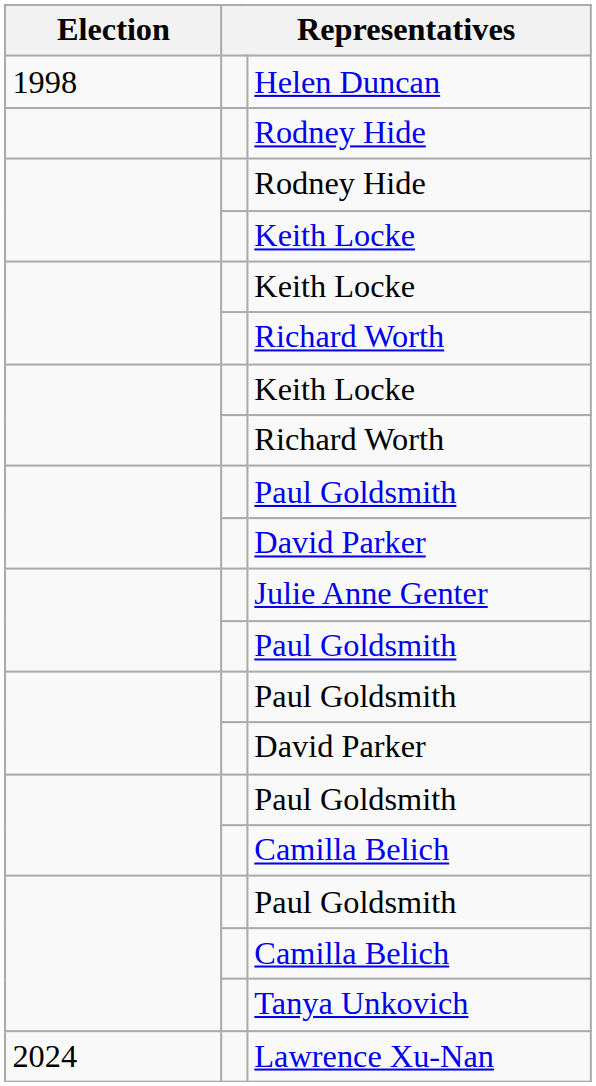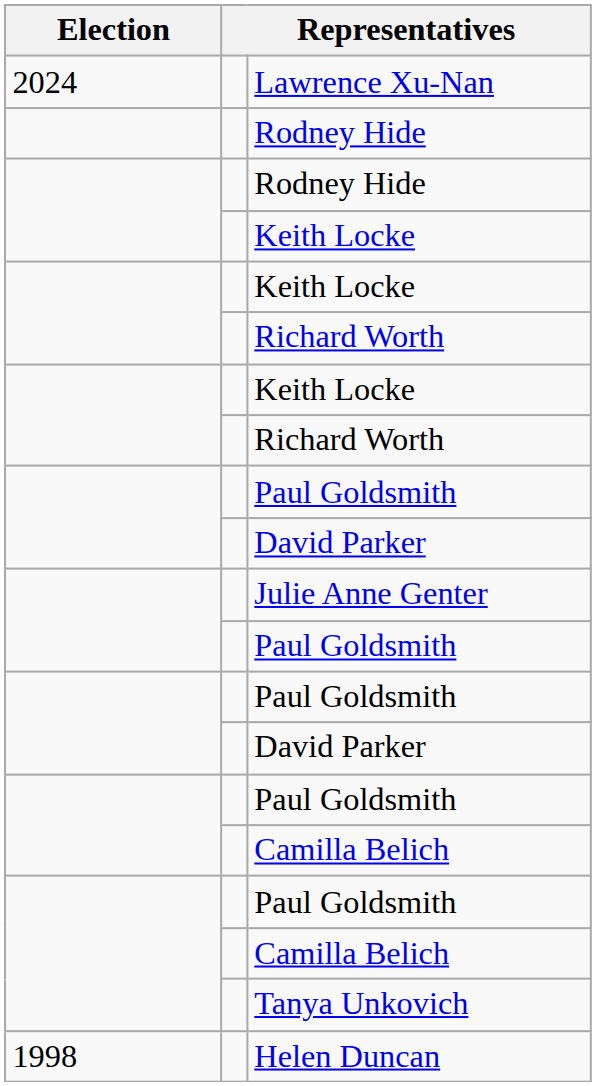rows swapped: (45, 81) <-> (45, 1055)
